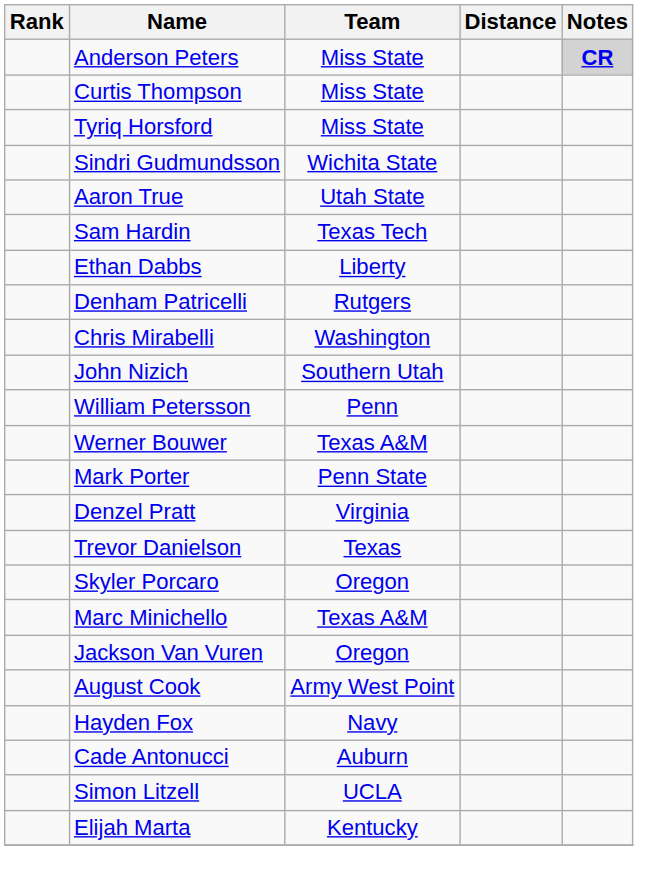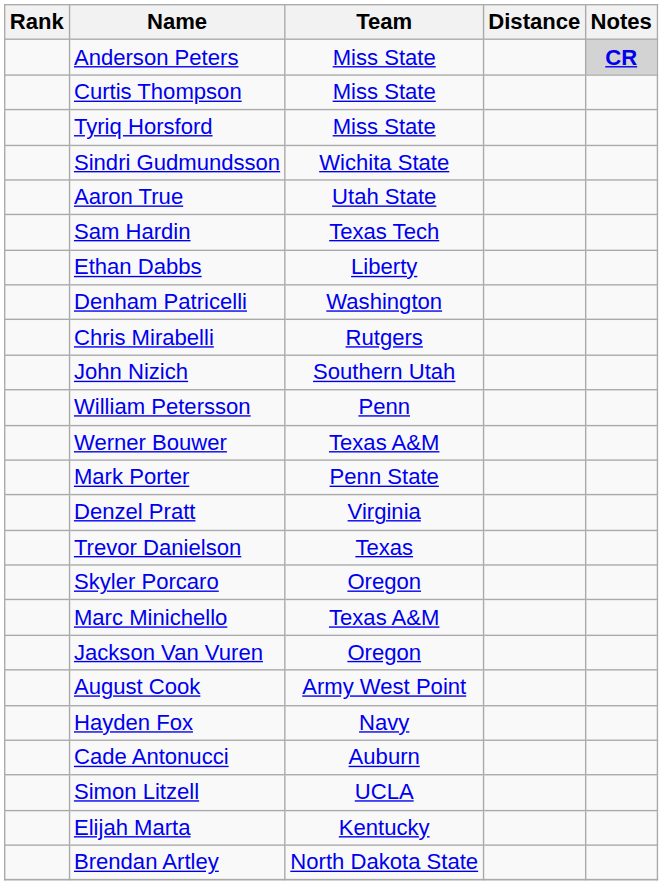(372, 302) Rutgers -> (384, 302) Washington
(372, 337) Washington -> (384, 337) Rutgers
+ row: (146, 862)
